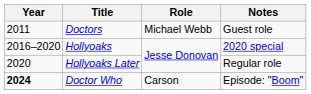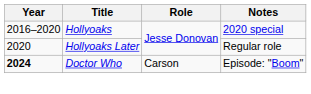- row: (84, 30)
